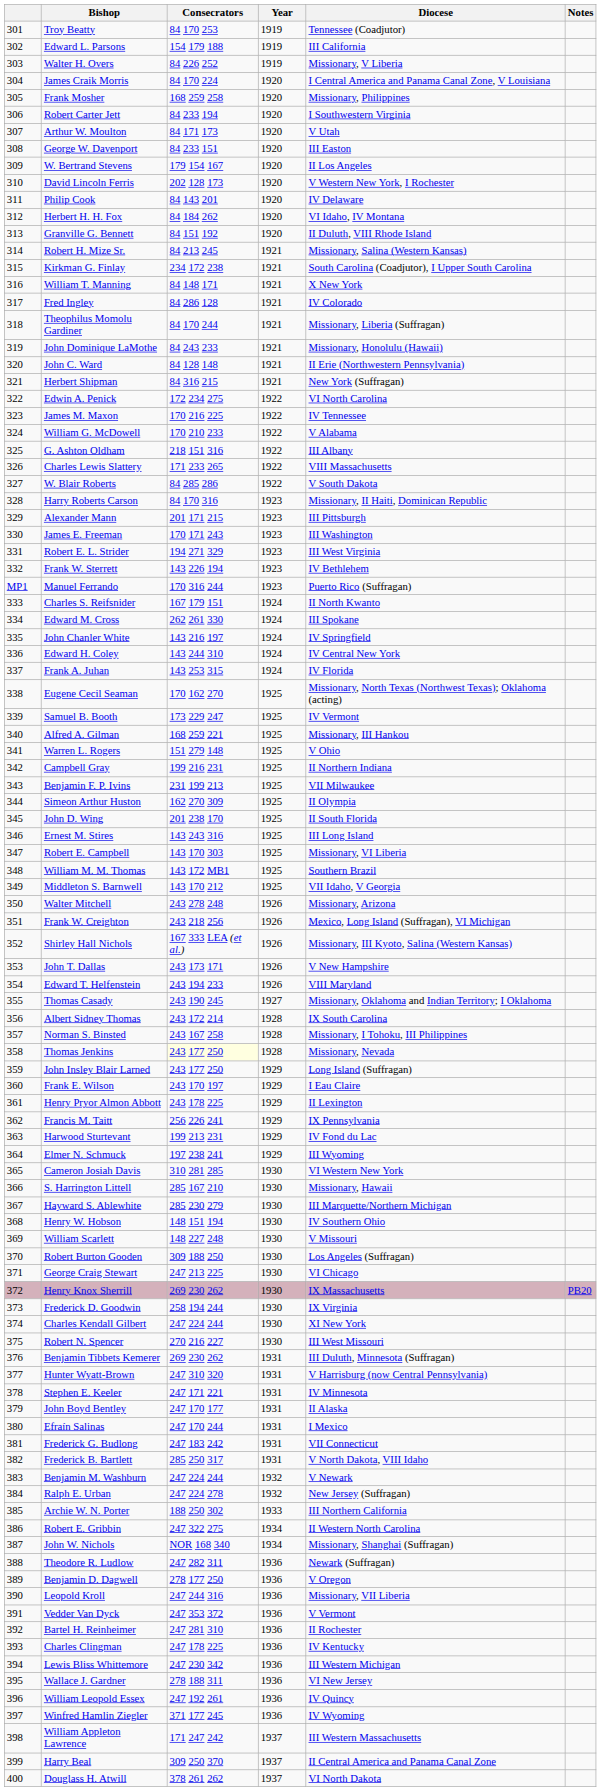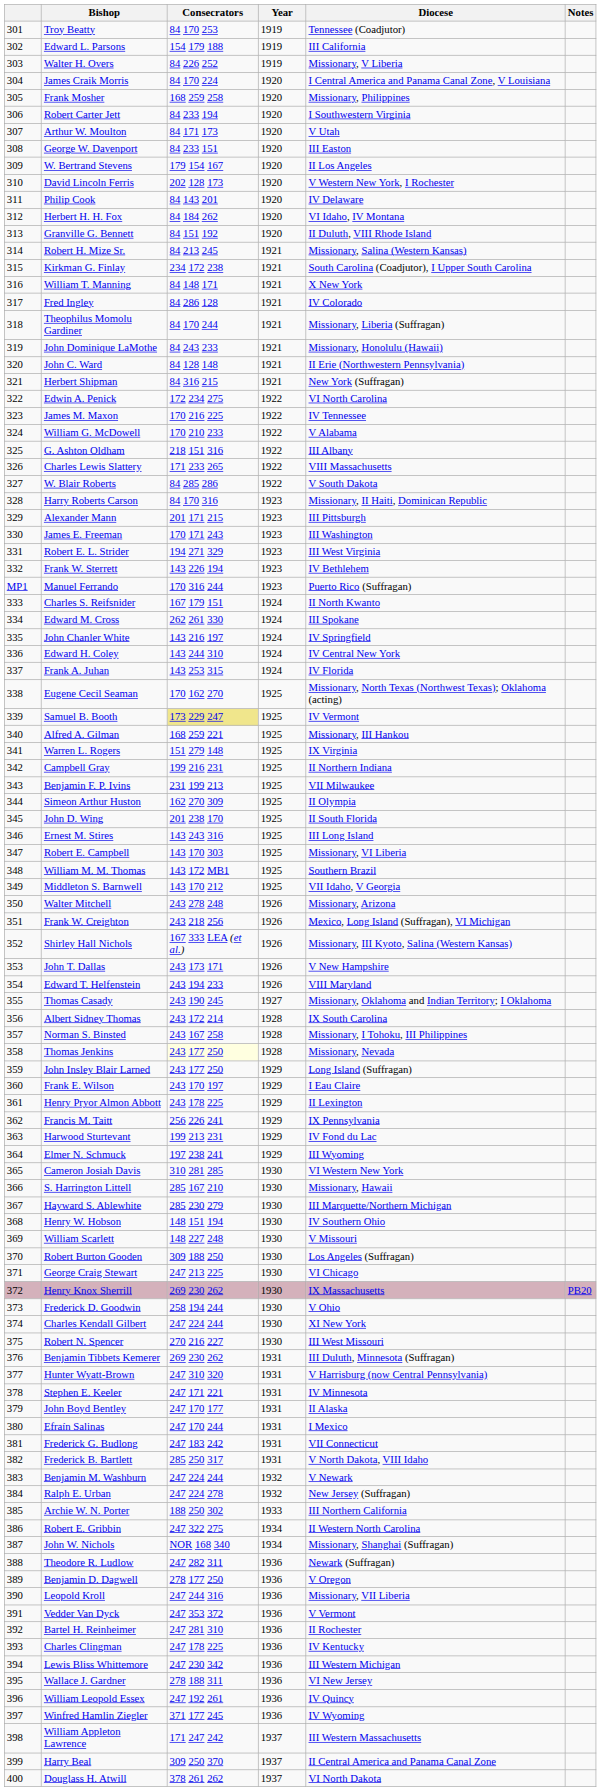(196, 717) no background -> (196, 717) khaki background
(324, 751) V Ohio -> (333, 751) IX Virginia
(333, 1307) IX Virginia -> (324, 1307) V Ohio
